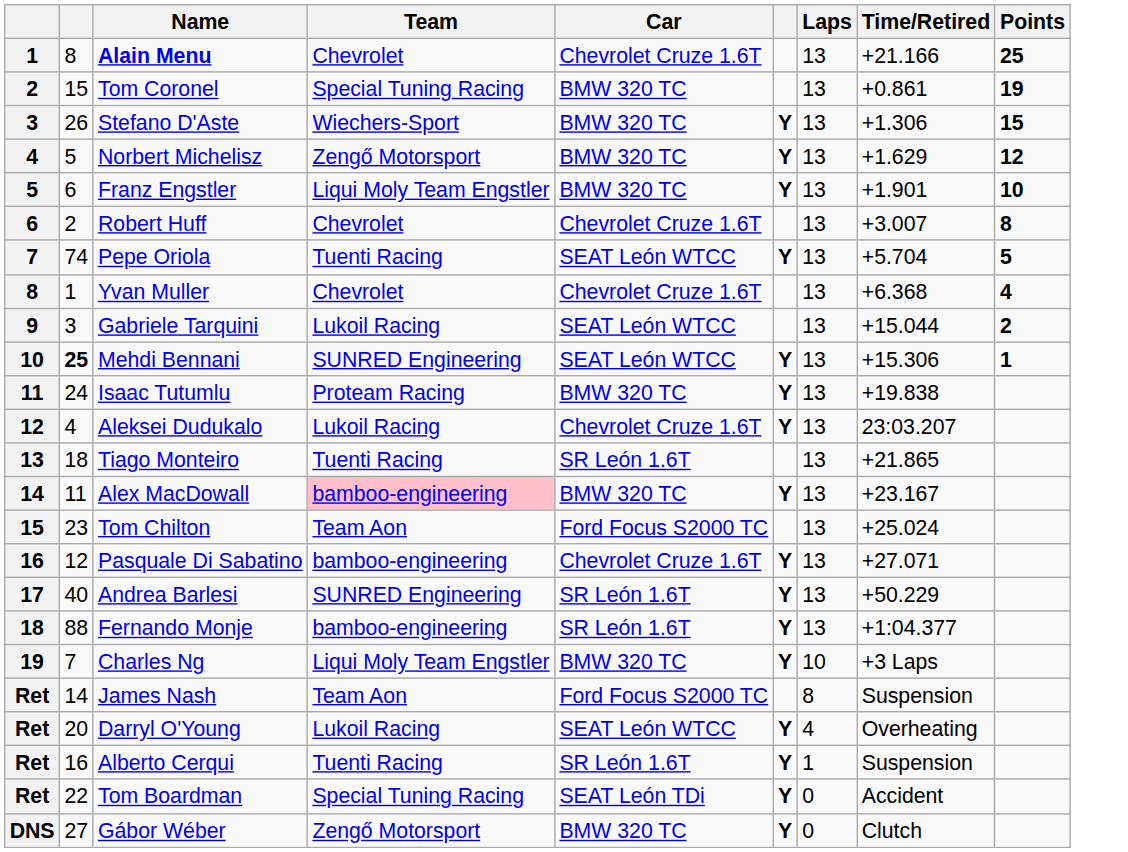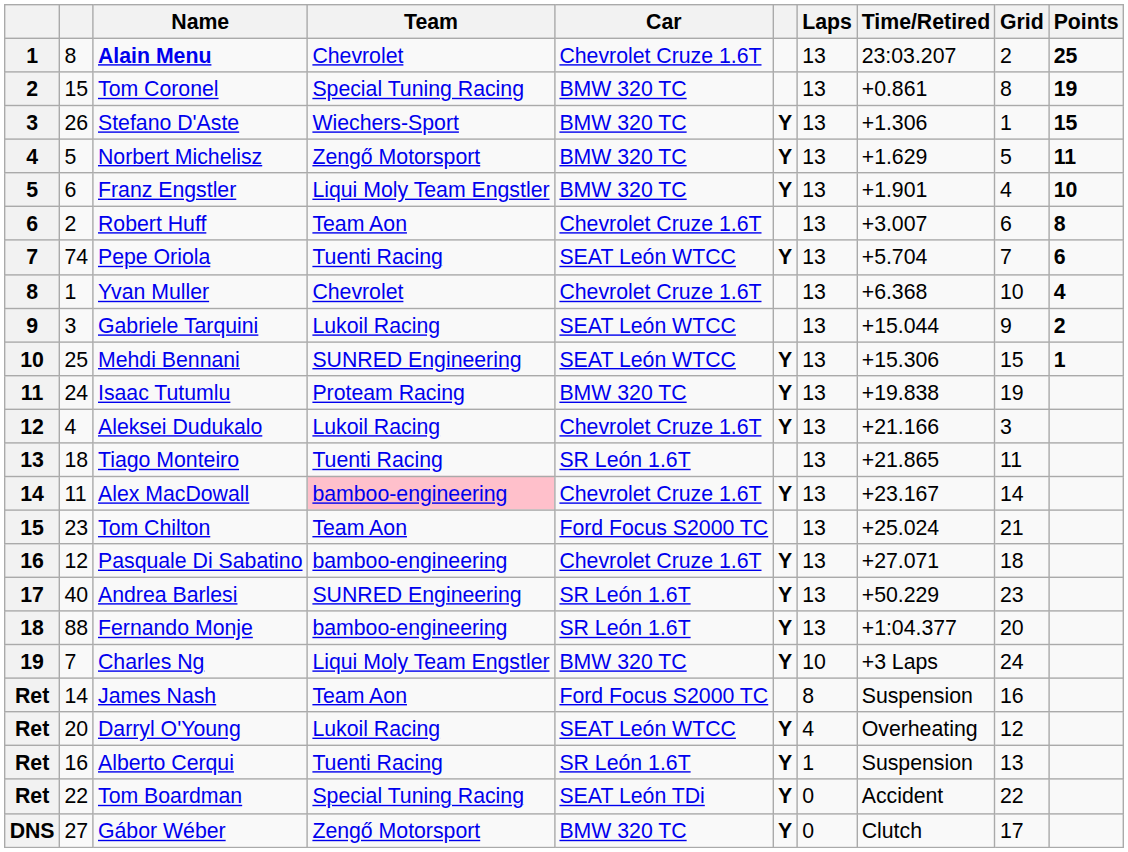+ column: (1022, 22)
(900, 55) +21.166 -> (909, 55) 23:03.207
(1012, 156) 12 -> (1065, 156) 11
(358, 224) Chevrolet -> (360, 224) Team Aon
(1006, 258) 5 -> (1060, 258) 6
(76, 359) bold -> (76, 359) normal
(909, 426) 23:03.207 -> (900, 426) +21.166
(623, 493) BMW 320 TC -> (660, 493) Chevrolet Cruze 1.6T
